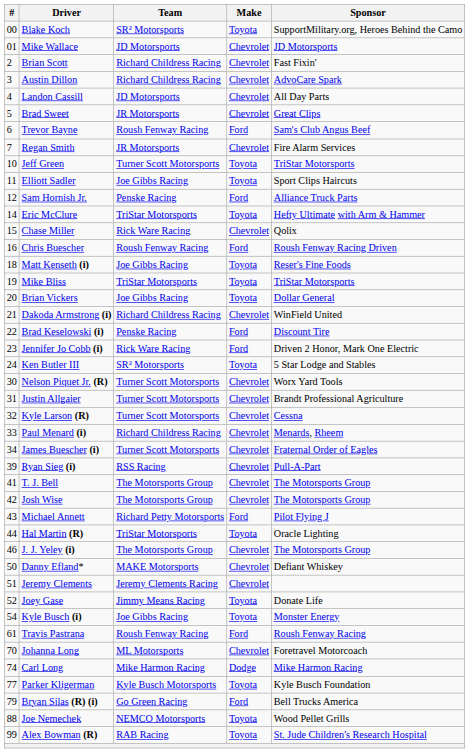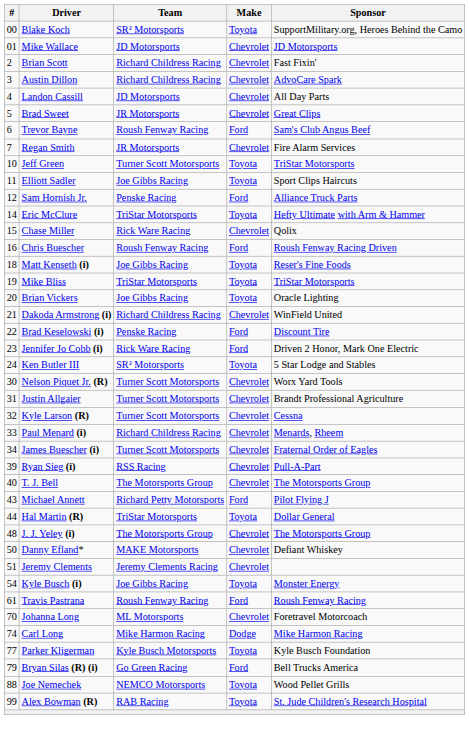(304, 298) Dollar General -> (306, 298) Oracle Lighting
(12, 483) 41 -> (12, 483) 40
- row: (42, 500)
(306, 533) Oracle Lighting -> (304, 516) Dollar General
(12, 550) 46 -> (12, 533) 48
- row: (42, 600)
